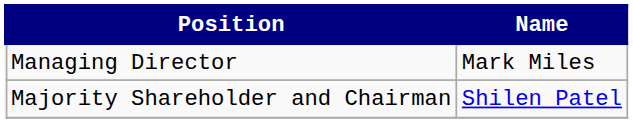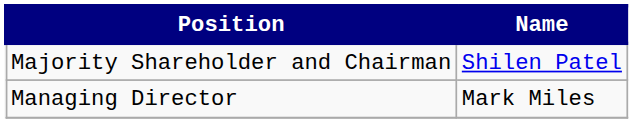rows swapped: (231, 99) <-> (124, 63)
